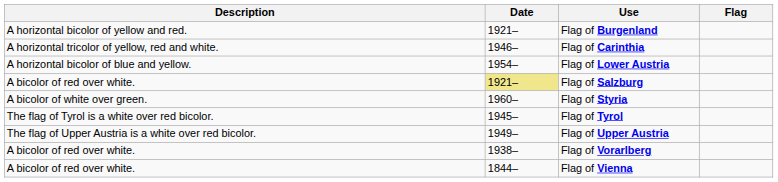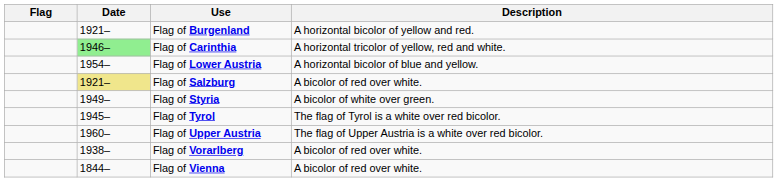columns swapped: (736, 13) <-> (245, 13)
(503, 47) no background -> (95, 47) lightgreen background
(503, 99) 1960– -> (95, 99) 1949–
(503, 133) 1949– -> (95, 133) 1960–
